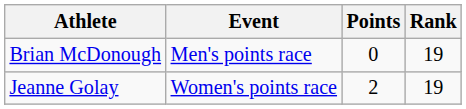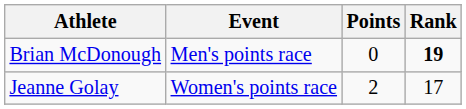(433, 54) normal -> (433, 54) bold
(433, 88) 19 -> (433, 88) 17
